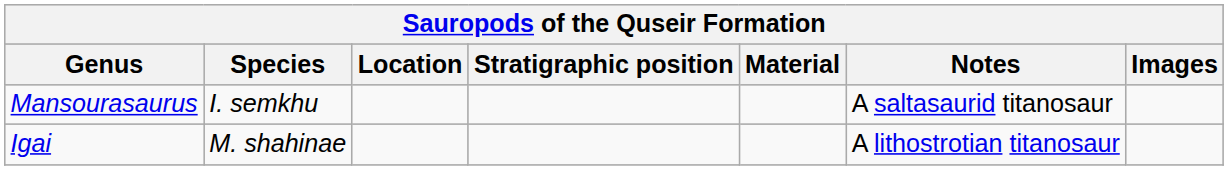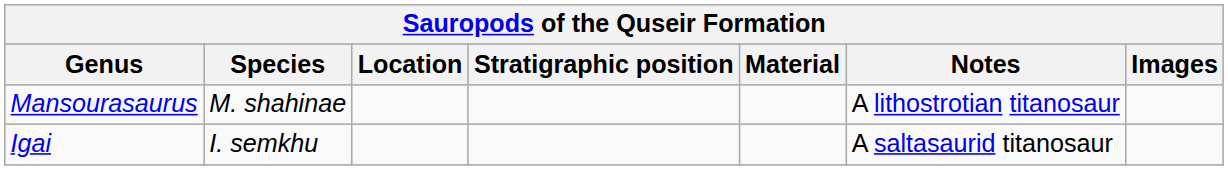(264, 104) I. semkhu -> (278, 104) M. shahinae
(982, 104) A saltasaurid titanosaur -> (986, 104) A lithostrotian titanosaur
(278, 143) M. shahinae -> (264, 143) I. semkhu
(986, 143) A lithostrotian titanosaur -> (982, 143) A saltasaurid titanosaur
